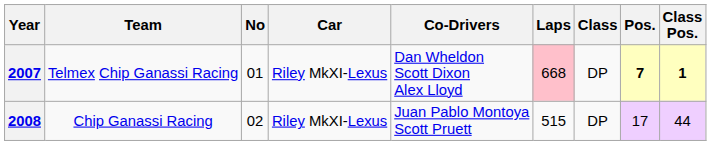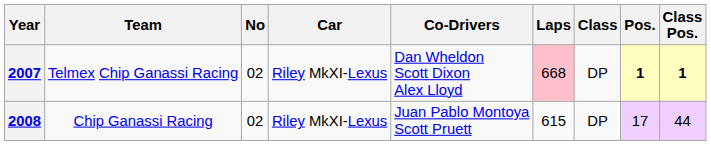(255, 73) 01 -> (255, 73) 02
(640, 73) 7 -> (640, 73) 1
(554, 121) 515 -> (554, 121) 615
